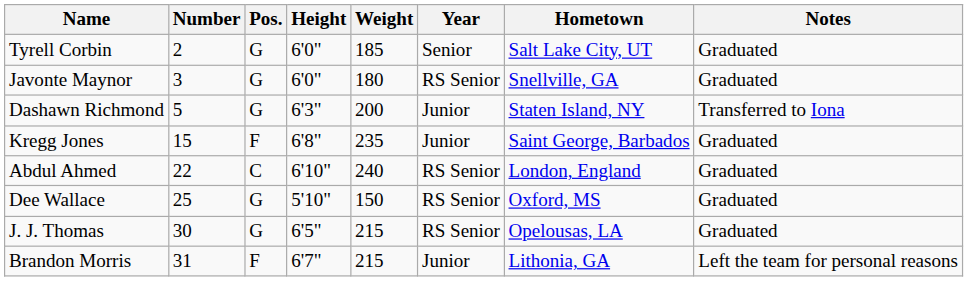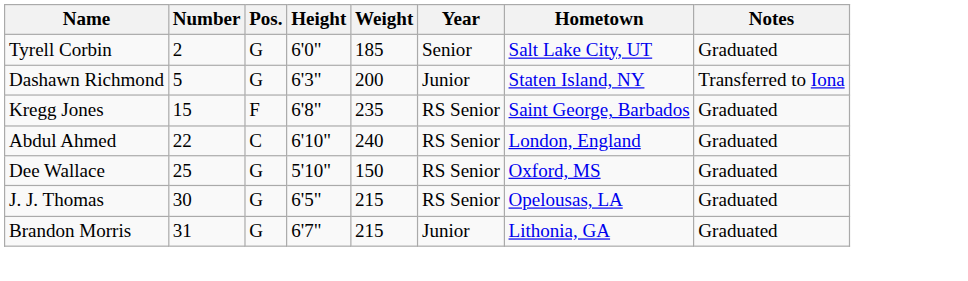- row: (71, 79)
(446, 140) Junior -> (461, 110) RS Senior
(254, 261) F -> (256, 230) G
(828, 261) Left the team for personal reasons -> (738, 230) Graduated
